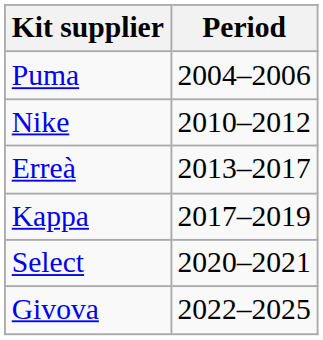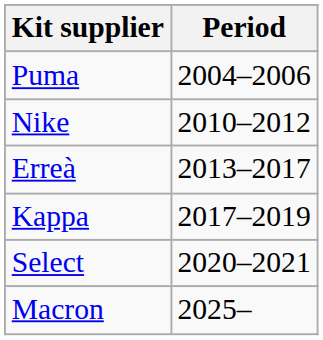- row: (55, 309)
+ row: (58, 309)
